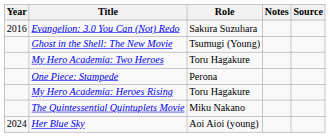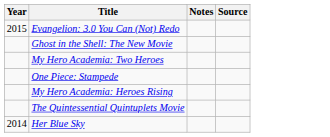- column: (225, 12)
(17, 28) 2016 -> (17, 28) 2015
(17, 124) 2024 -> (17, 124) 2014
